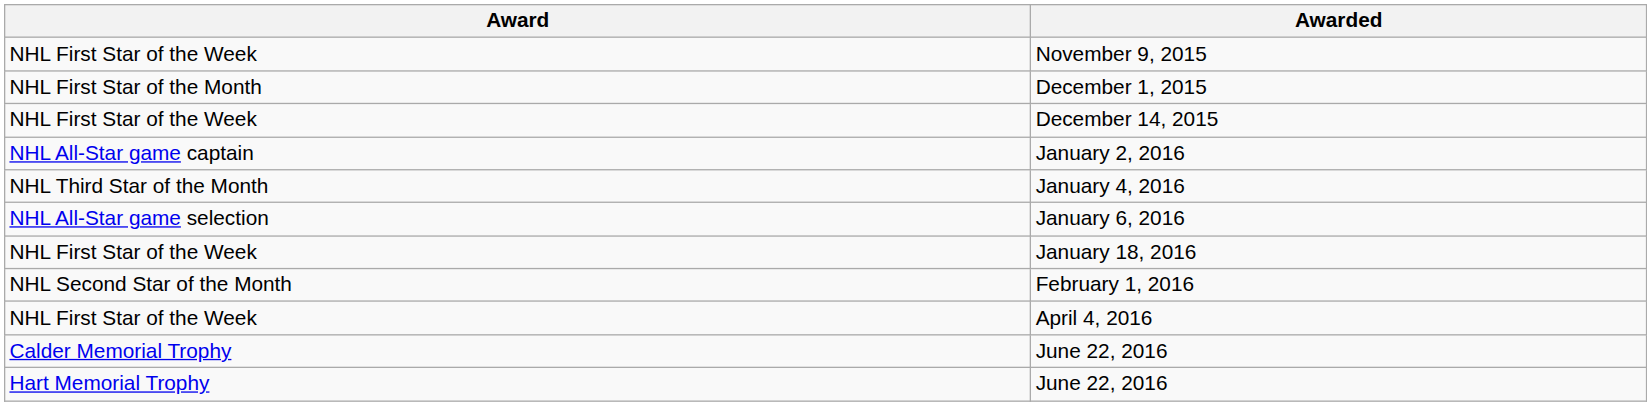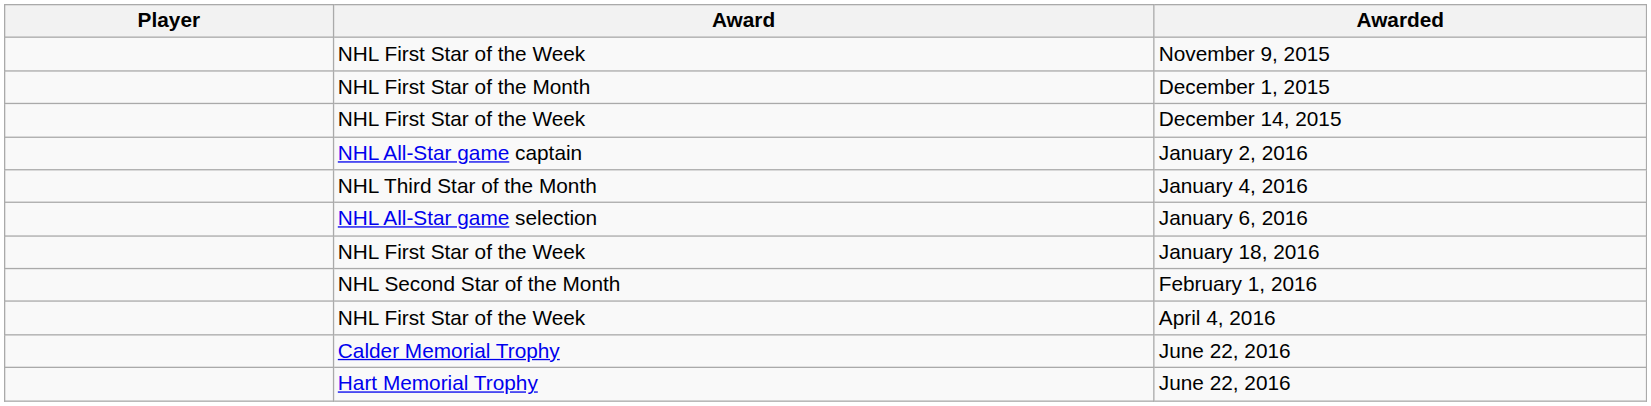+ column: (169, 20)
